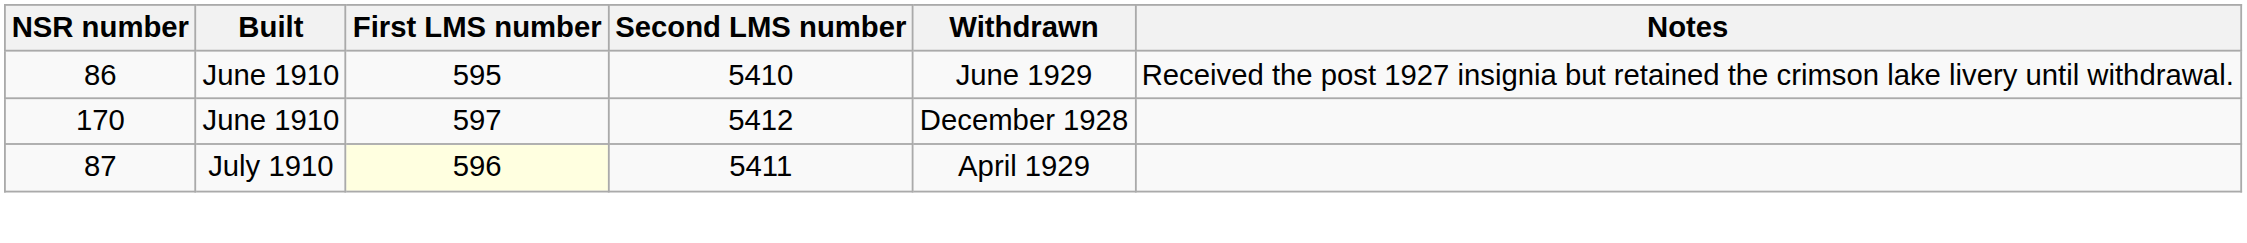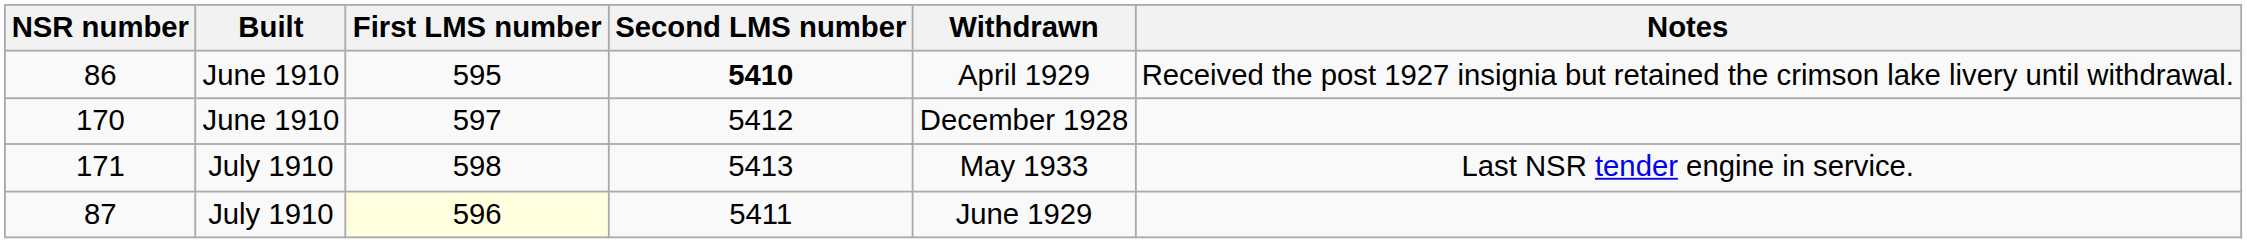(761, 74) normal -> (761, 74) bold
(1024, 74) June 1929 -> (1024, 74) April 1929
+ row: (100, 167)
(1024, 167) April 1929 -> (1024, 213) June 1929
